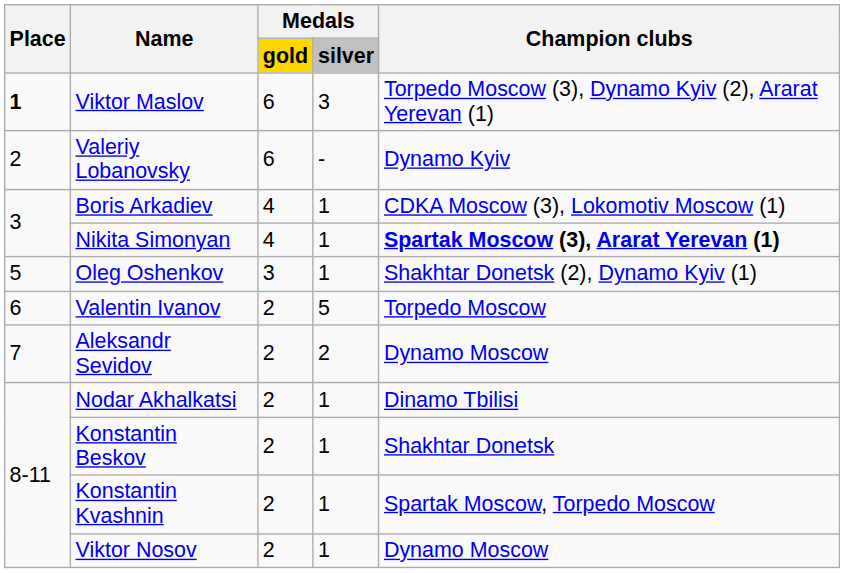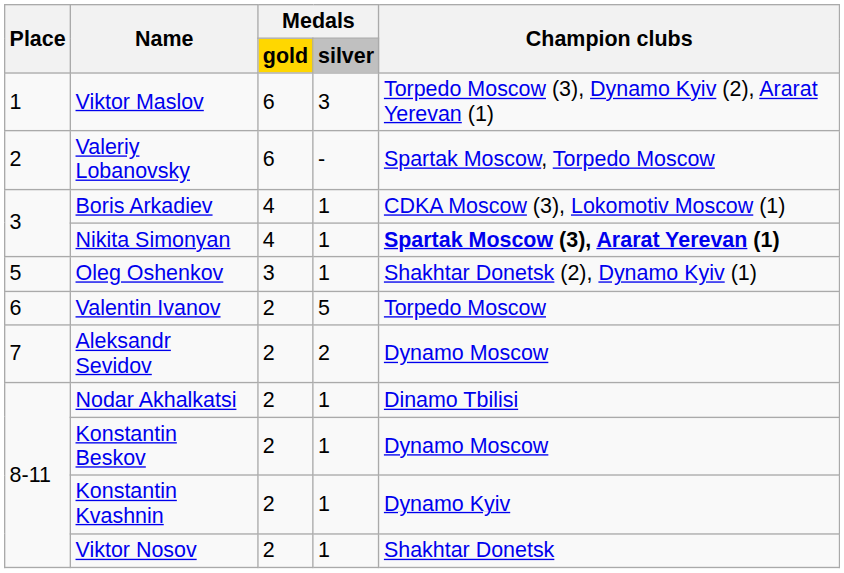(16, 101) bold -> (16, 101) normal
(447, 159) Dynamo Kyiv -> (549, 159) Spartak Moscow, Torpedo Moscow
(469, 445) Shakhtar Donetsk -> (466, 445) Dynamo Moscow
(549, 504) Spartak Moscow, Torpedo Moscow -> (447, 504) Dynamo Kyiv
(466, 550) Dynamo Moscow -> (469, 550) Shakhtar Donetsk
